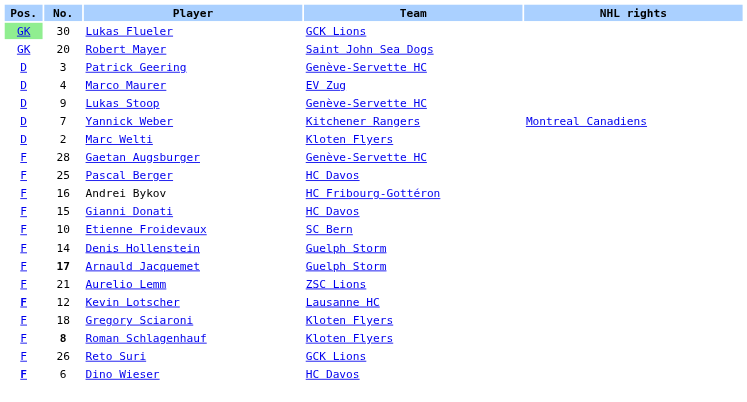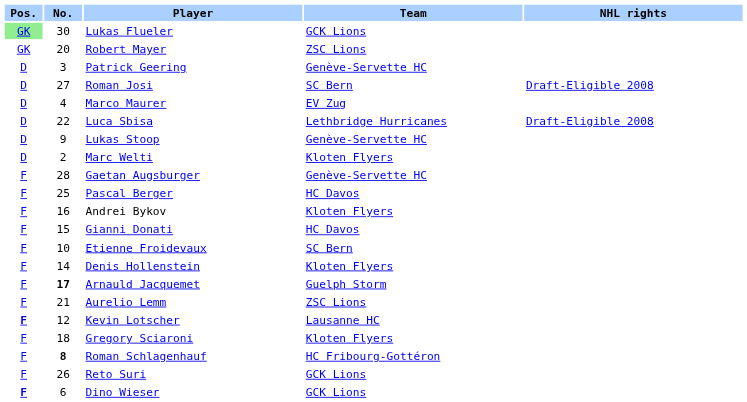(370, 49) Saint John Sea Dogs -> (336, 49) ZSC Lions
+ row: (119, 85)
+ row: (119, 121)
- row: (129, 121)
(373, 193) HC Fribourg-Gottéron -> (349, 212) Kloten Flyers
(346, 248) Guelph Storm -> (349, 266) Kloten Flyers
(349, 338) Kloten Flyers -> (373, 356) HC Fribourg-Gottéron
(333, 374) HC Davos -> (336, 392) GCK Lions
